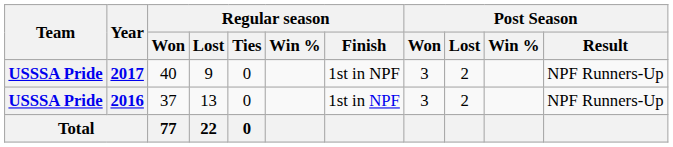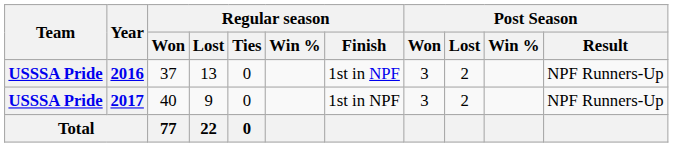rows swapped: (127, 101) <-> (127, 73)
